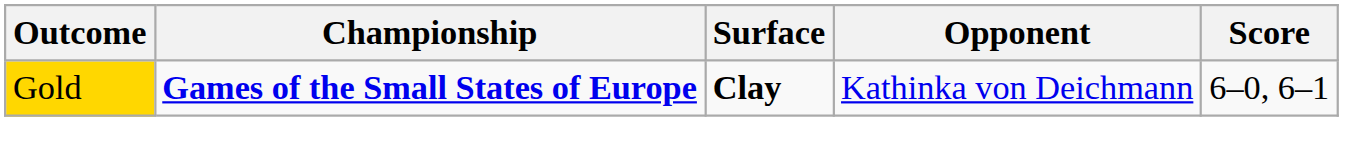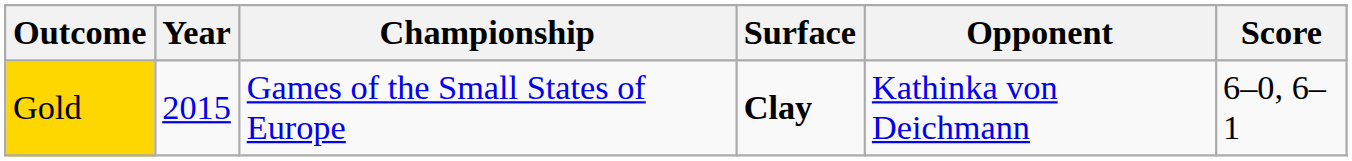+ column: (197, 31)
(430, 87) bold -> (446, 107) normal
